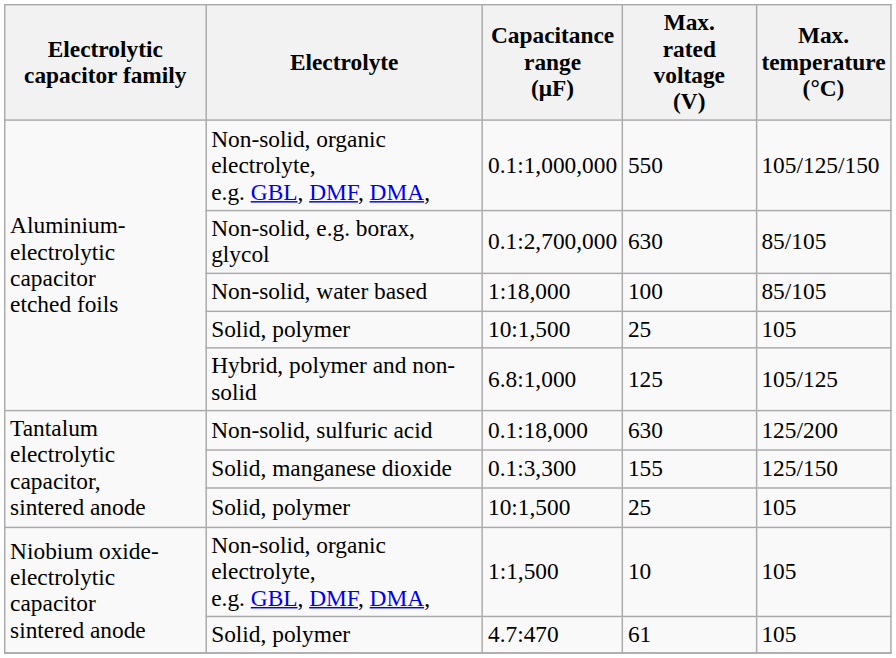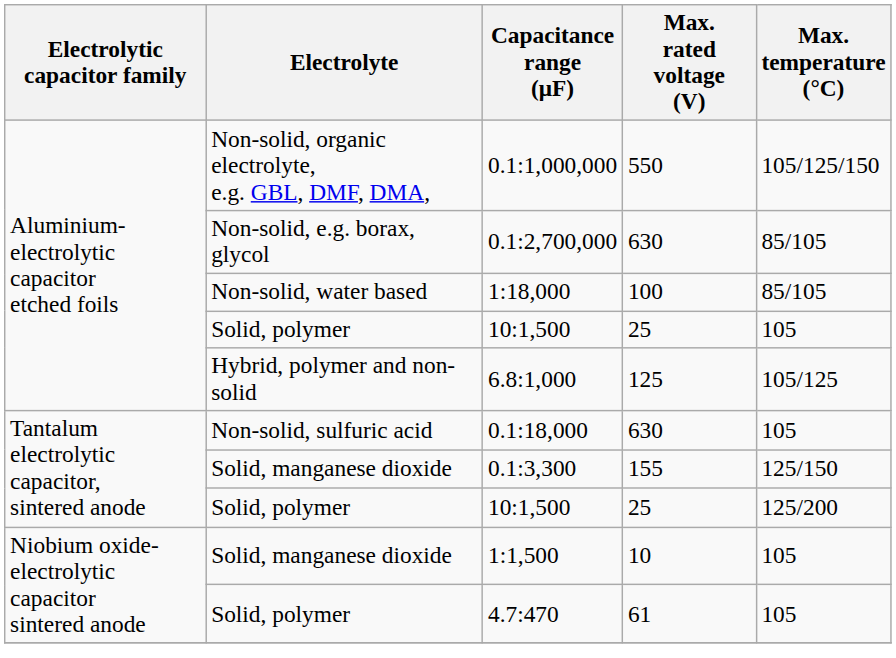(800, 430) 125/200 -> (779, 430) 105
(779, 507) 105 -> (800, 507) 125/200
(321, 571) Non-solid, organic electrolyte, e.g. GBL, DMF, DMA, -> (332, 555) Solid, manganese dioxide
